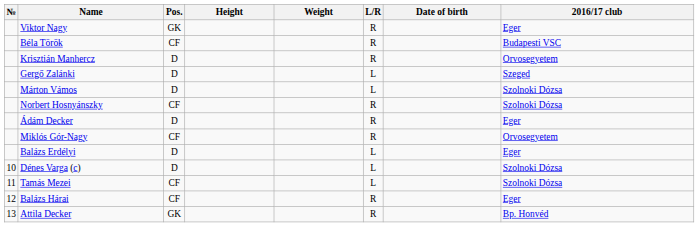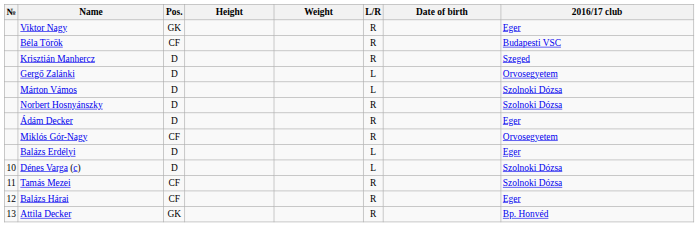(530, 59) Orvosegyetem -> (516, 59) Szeged
(516, 74) Szeged -> (530, 74) Orvosegyetem
(174, 105) CF -> (174, 105) D
(373, 183) L -> (373, 183) R
